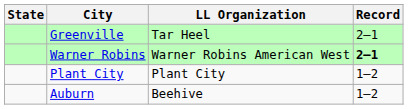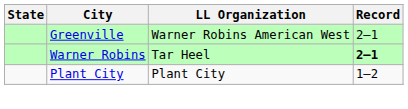(181, 34) Tar Heel -> (251, 34) Warner Robins American West
(251, 54) Warner Robins American West -> (181, 54) Tar Heel
- row: (72, 94)
